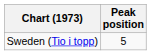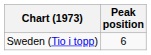(123, 41) 5 -> (123, 41) 6
